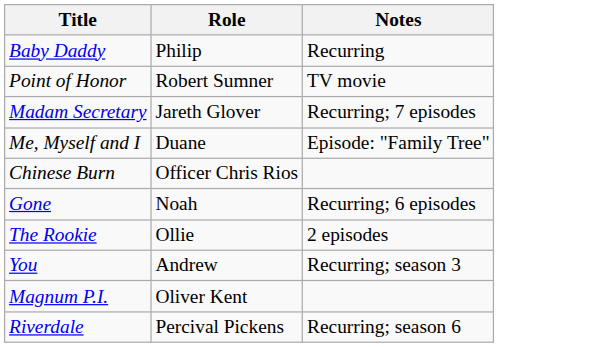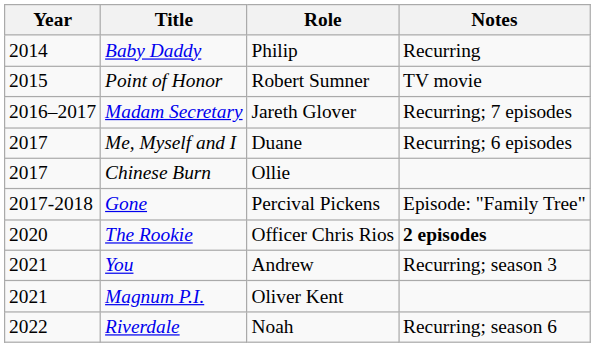+ column: (53, 19)
(398, 142) Episode: "Family Tree" -> (488, 142) Recurring; 6 episodes
(227, 173) Officer Chris Rios -> (271, 173) Ollie
(176, 204) Noah -> (316, 204) Percival Pickens
(391, 204) Recurring; 6 episodes -> (494, 204) Episode: "Family Tree"
(175, 234) Ollie -> (323, 234) Officer Chris Rios
(348, 234) normal -> (445, 234) bold
(220, 326) Percival Pickens -> (272, 326) Noah
